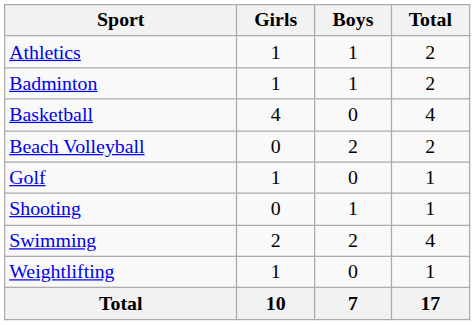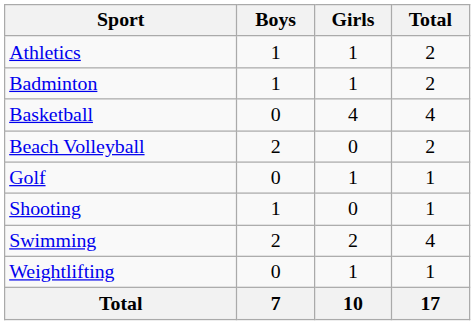columns swapped: (353, 20) <-> (276, 20)
